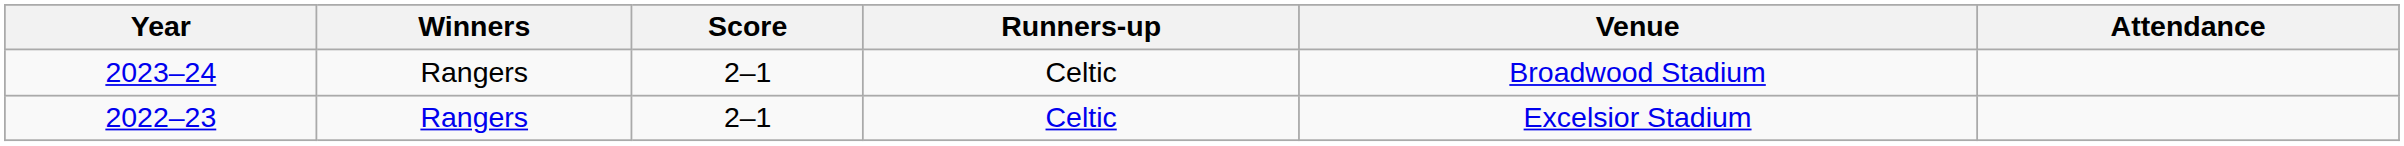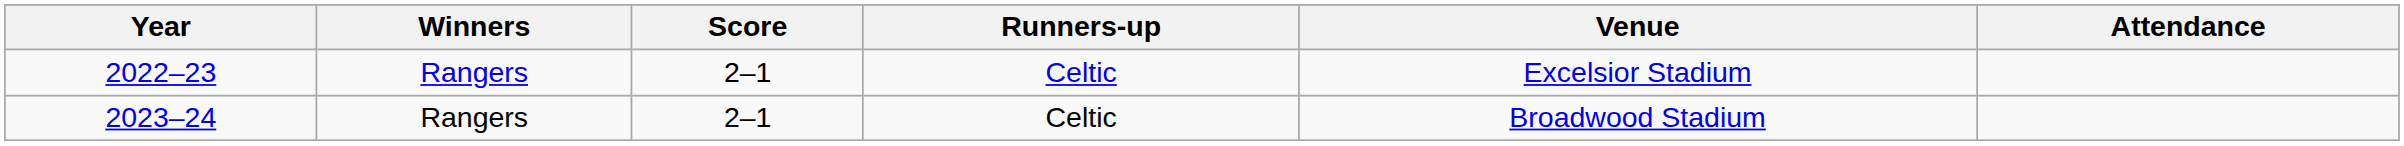rows swapped: (161, 117) <-> (161, 72)
